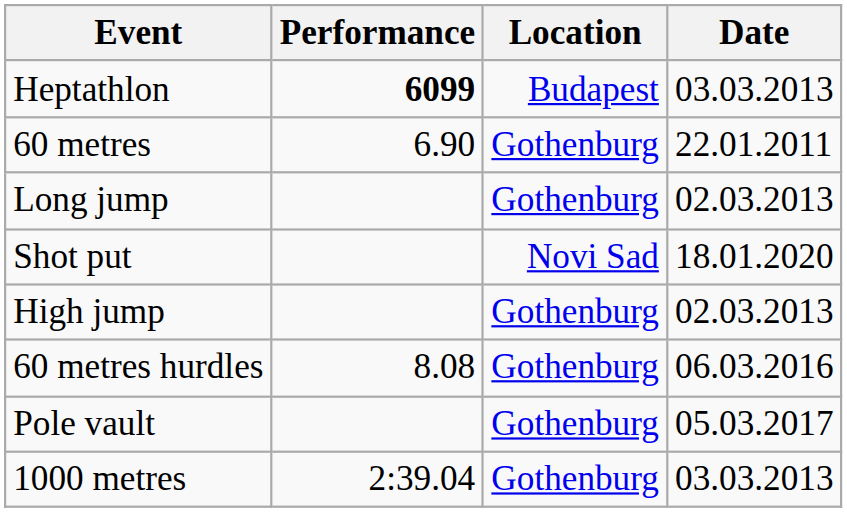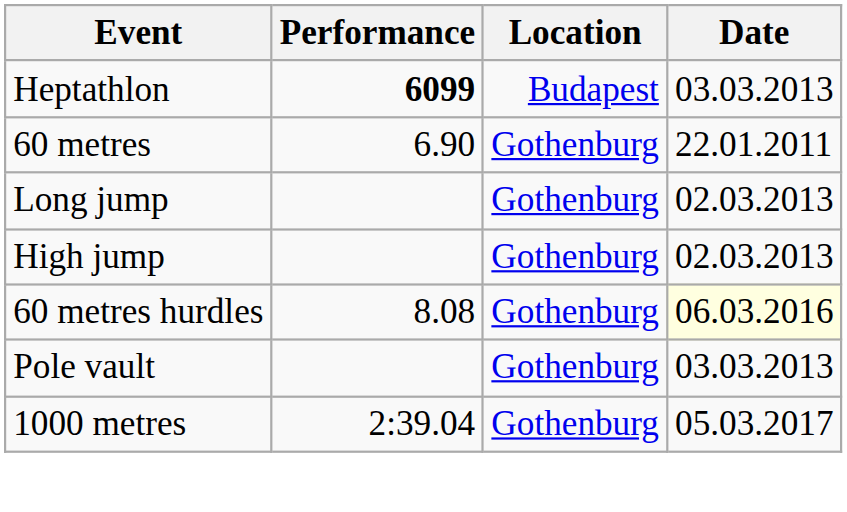- row: (72, 255)
(754, 367) no background -> (754, 311) lightyellow background
(754, 423) 05.03.2017 -> (754, 367) 03.03.2013
(754, 479) 03.03.2013 -> (754, 423) 05.03.2017
